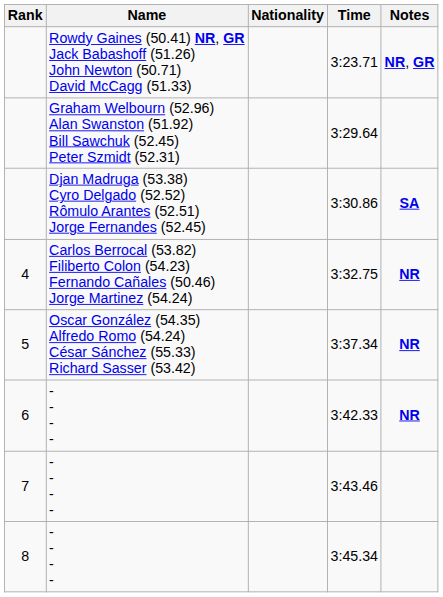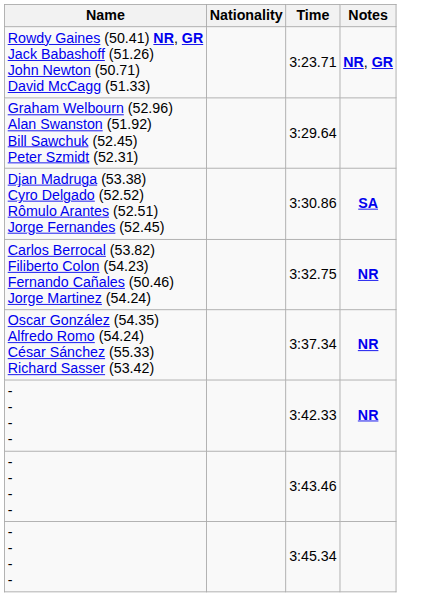- column: (25, 15)
